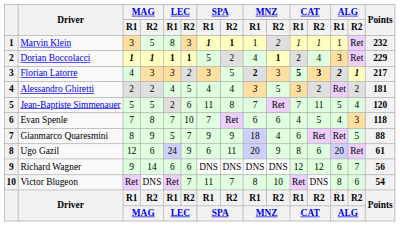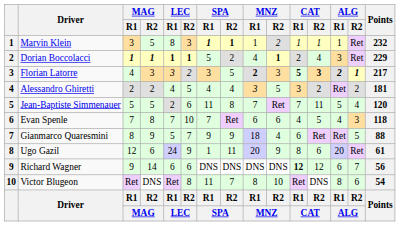(209, 151) 6 -> (209, 151) 1
(299, 166) normal -> (299, 166) bold
(189, 182) 7 -> (189, 182) 8
